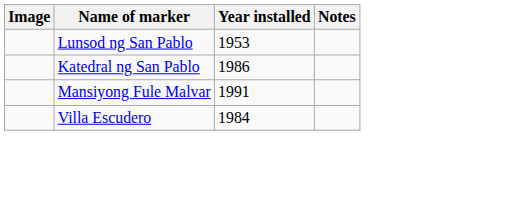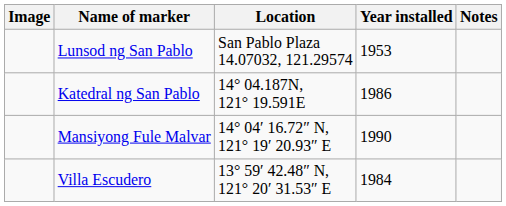+ column: (285, 17)
(234, 92) 1991 -> (376, 136) 1990
